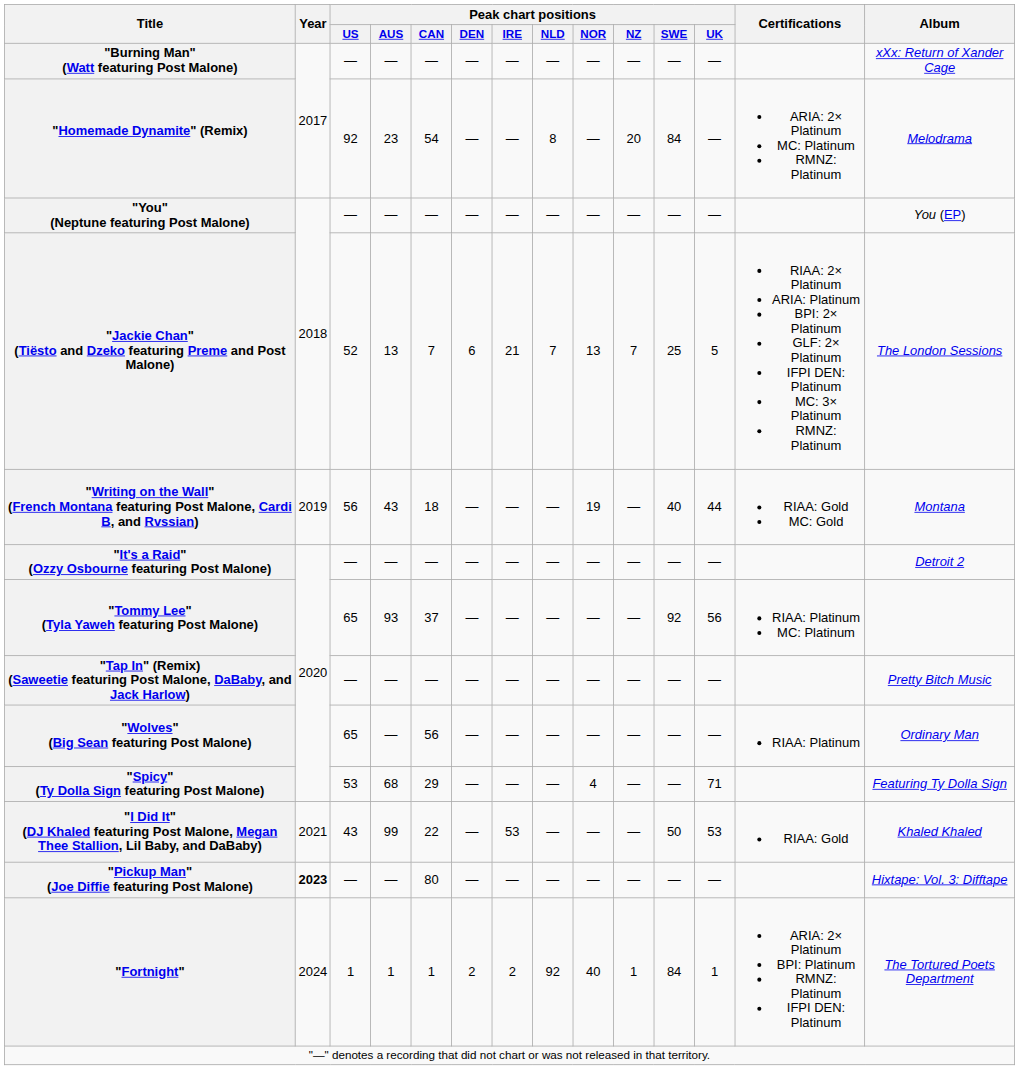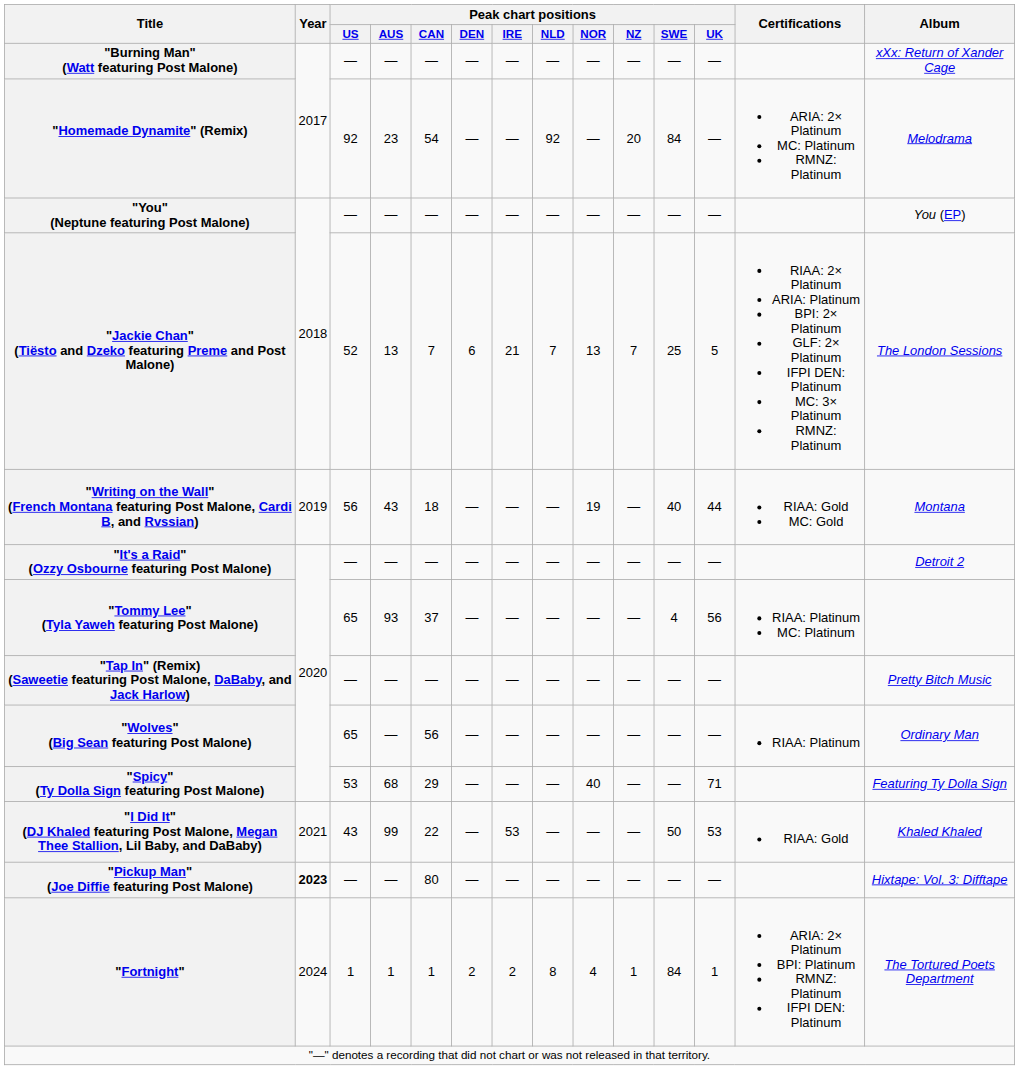(553, 138) 8 -> (553, 138) 92
(674, 617) 92 -> (674, 617) 4
(593, 783) 4 -> (593, 783) 40
(553, 971) 92 -> (553, 971) 8
(593, 971) 40 -> (593, 971) 4
